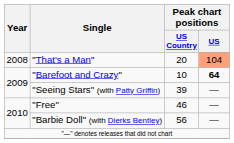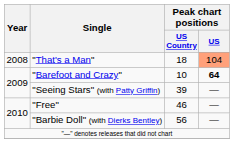(182, 59) 20 -> (182, 59) 18
